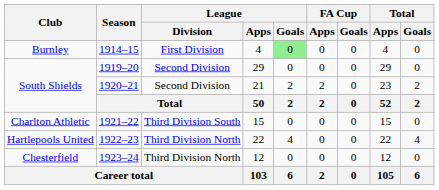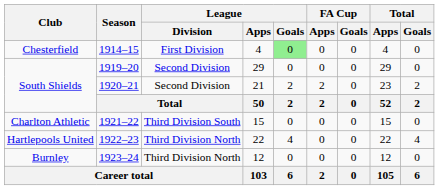(50, 49) Burnley -> (50, 49) Chesterfield
(50, 157) Chesterfield -> (50, 157) Burnley
